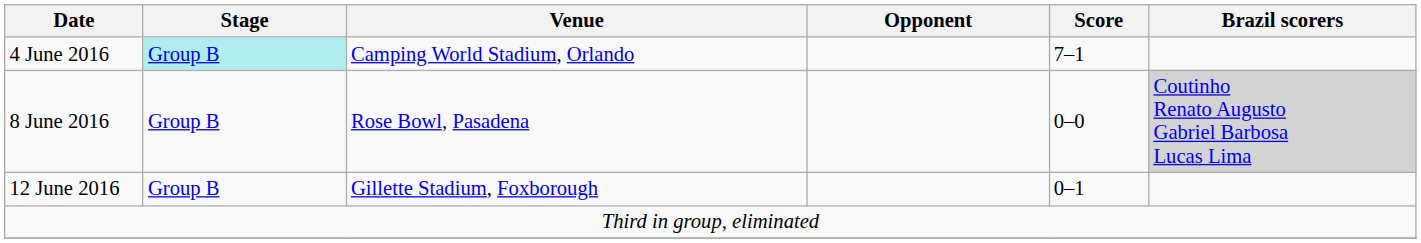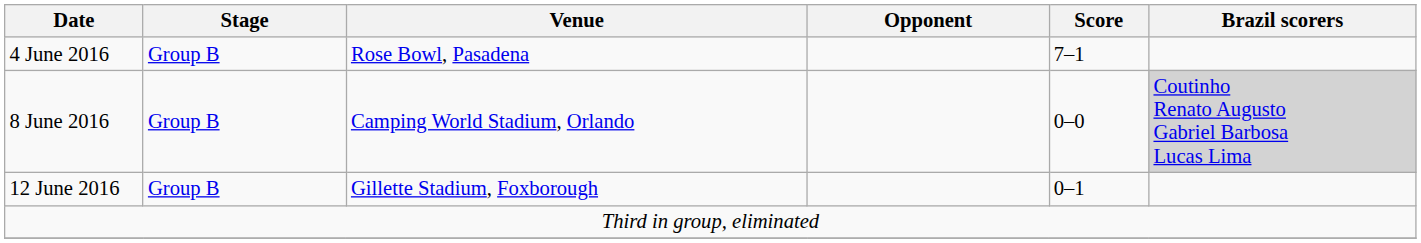(184, 53) paleturquoise background -> (184, 53) no background
(493, 53) Camping World Stadium, Orlando -> (440, 53) Rose Bowl, Pasadena
(440, 121) Rose Bowl, Pasadena -> (493, 121) Camping World Stadium, Orlando
